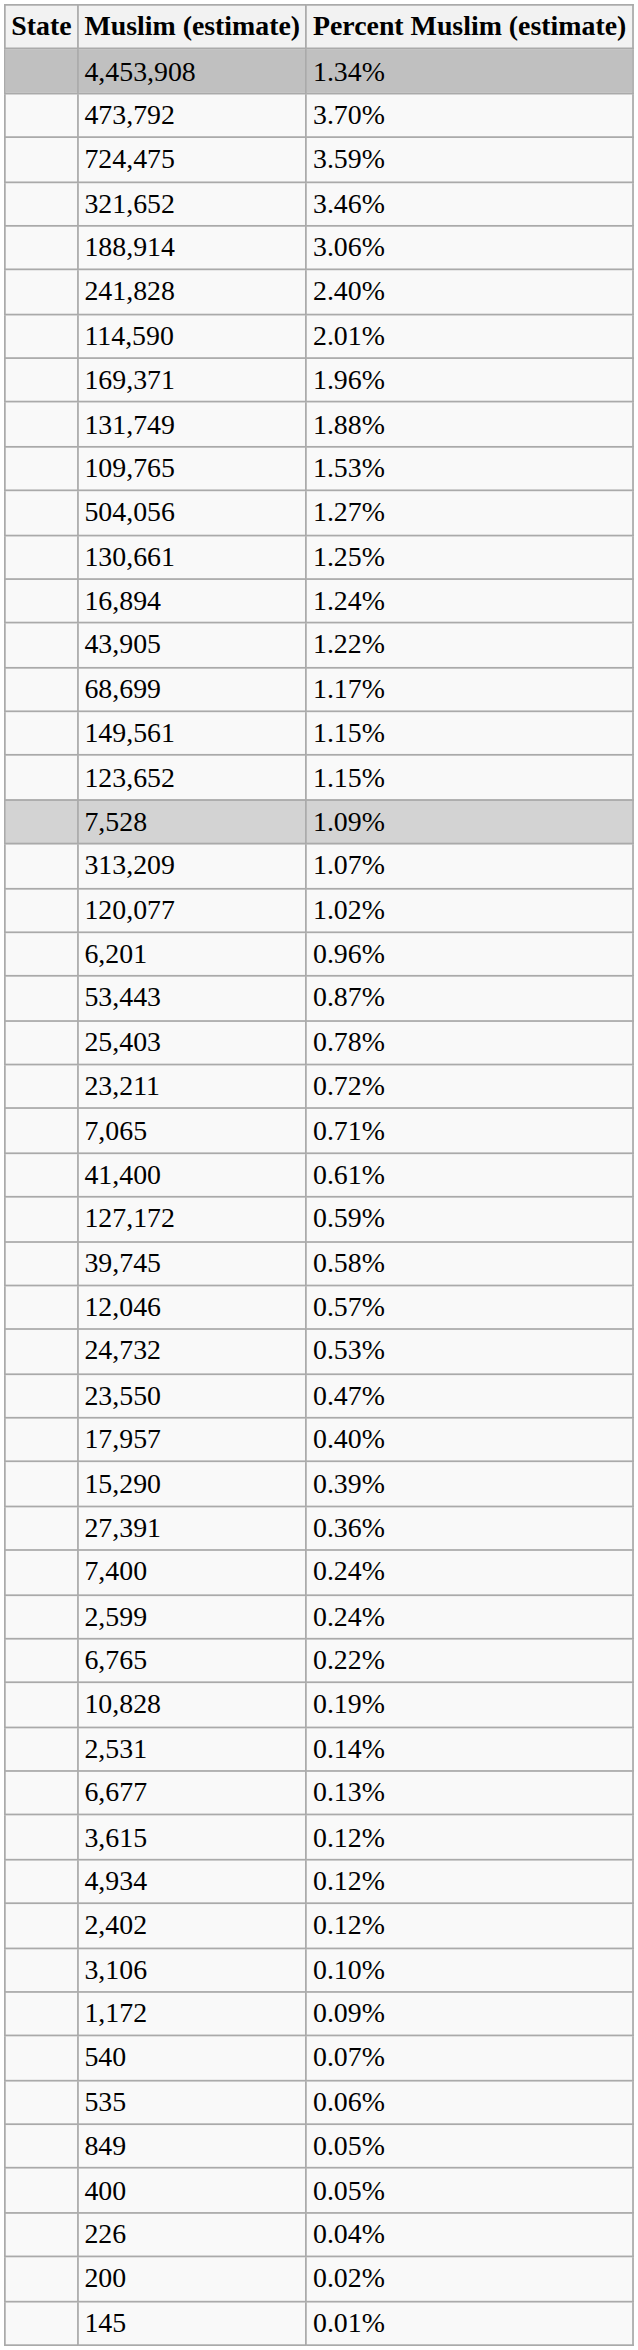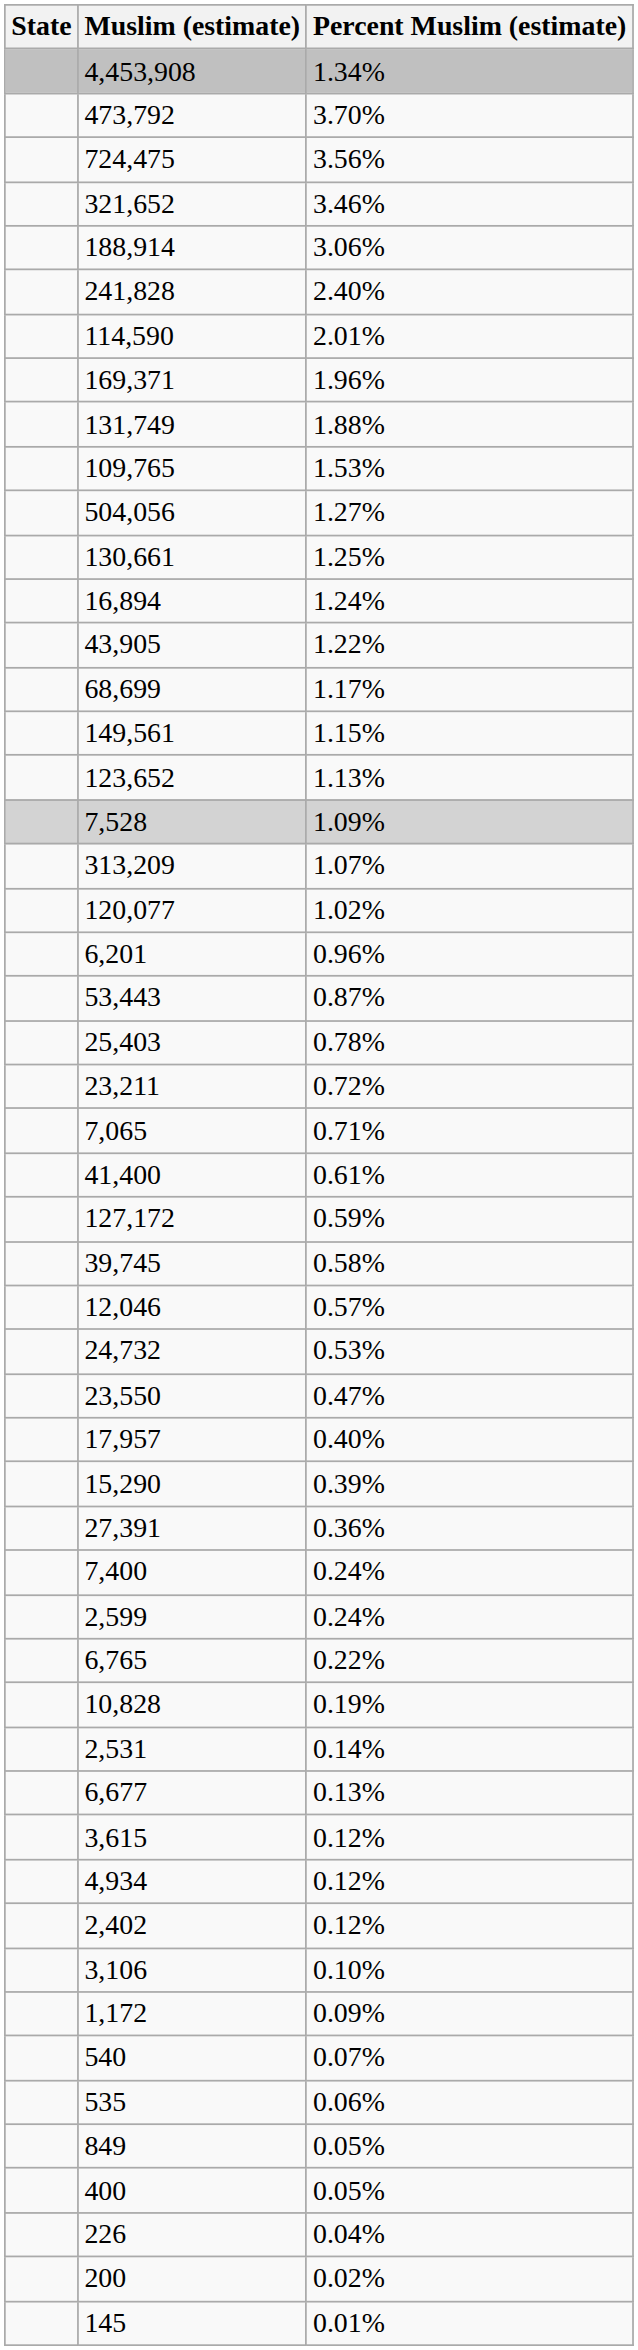(349, 159) 3.59% -> (349, 159) 3.56%
(349, 777) 1.15% -> (349, 777) 1.13%
